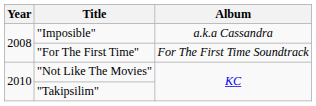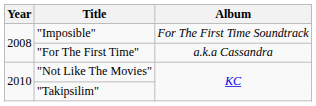(233, 33) a.k.a Cassandra -> (233, 33) For The First Time Soundtrack
(233, 52) For The First Time Soundtrack -> (233, 52) a.k.a Cassandra
